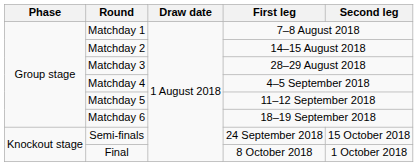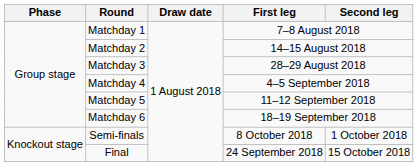(274, 135) 24 September 2018 -> (274, 135) 8 October 2018
(369, 135) 15 October 2018 -> (369, 135) 1 October 2018
(274, 153) 8 October 2018 -> (274, 153) 24 September 2018
(369, 153) 1 October 2018 -> (369, 153) 15 October 2018
